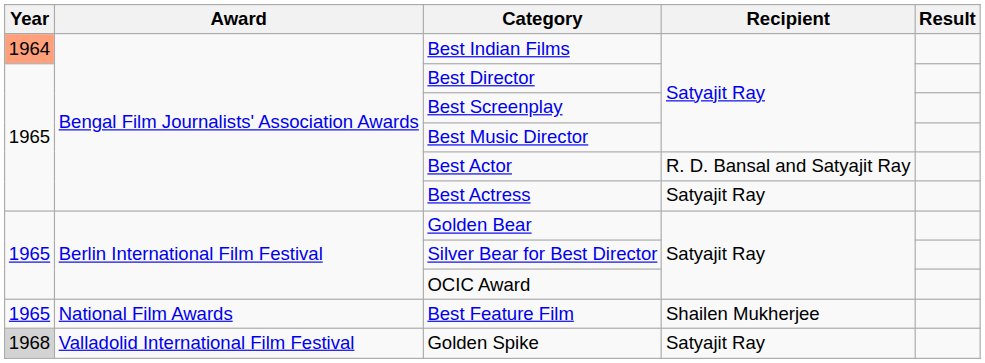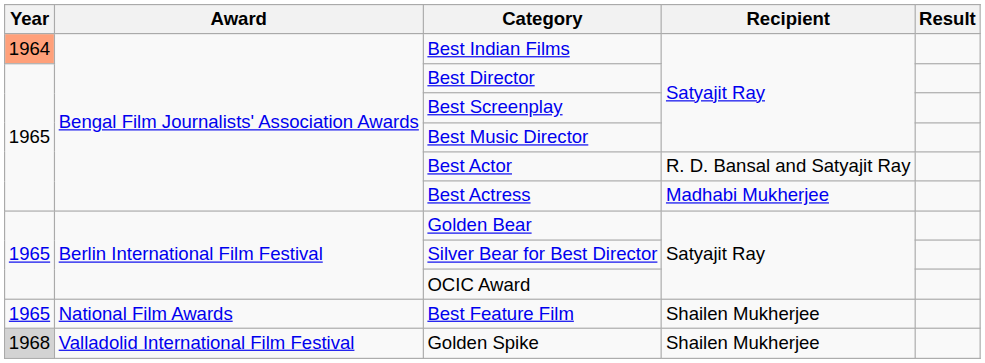(715, 195) Satyajit Ray -> (747, 195) Madhabi Mukherjee
(715, 343) Satyajit Ray -> (743, 343) Shailen Mukherjee
